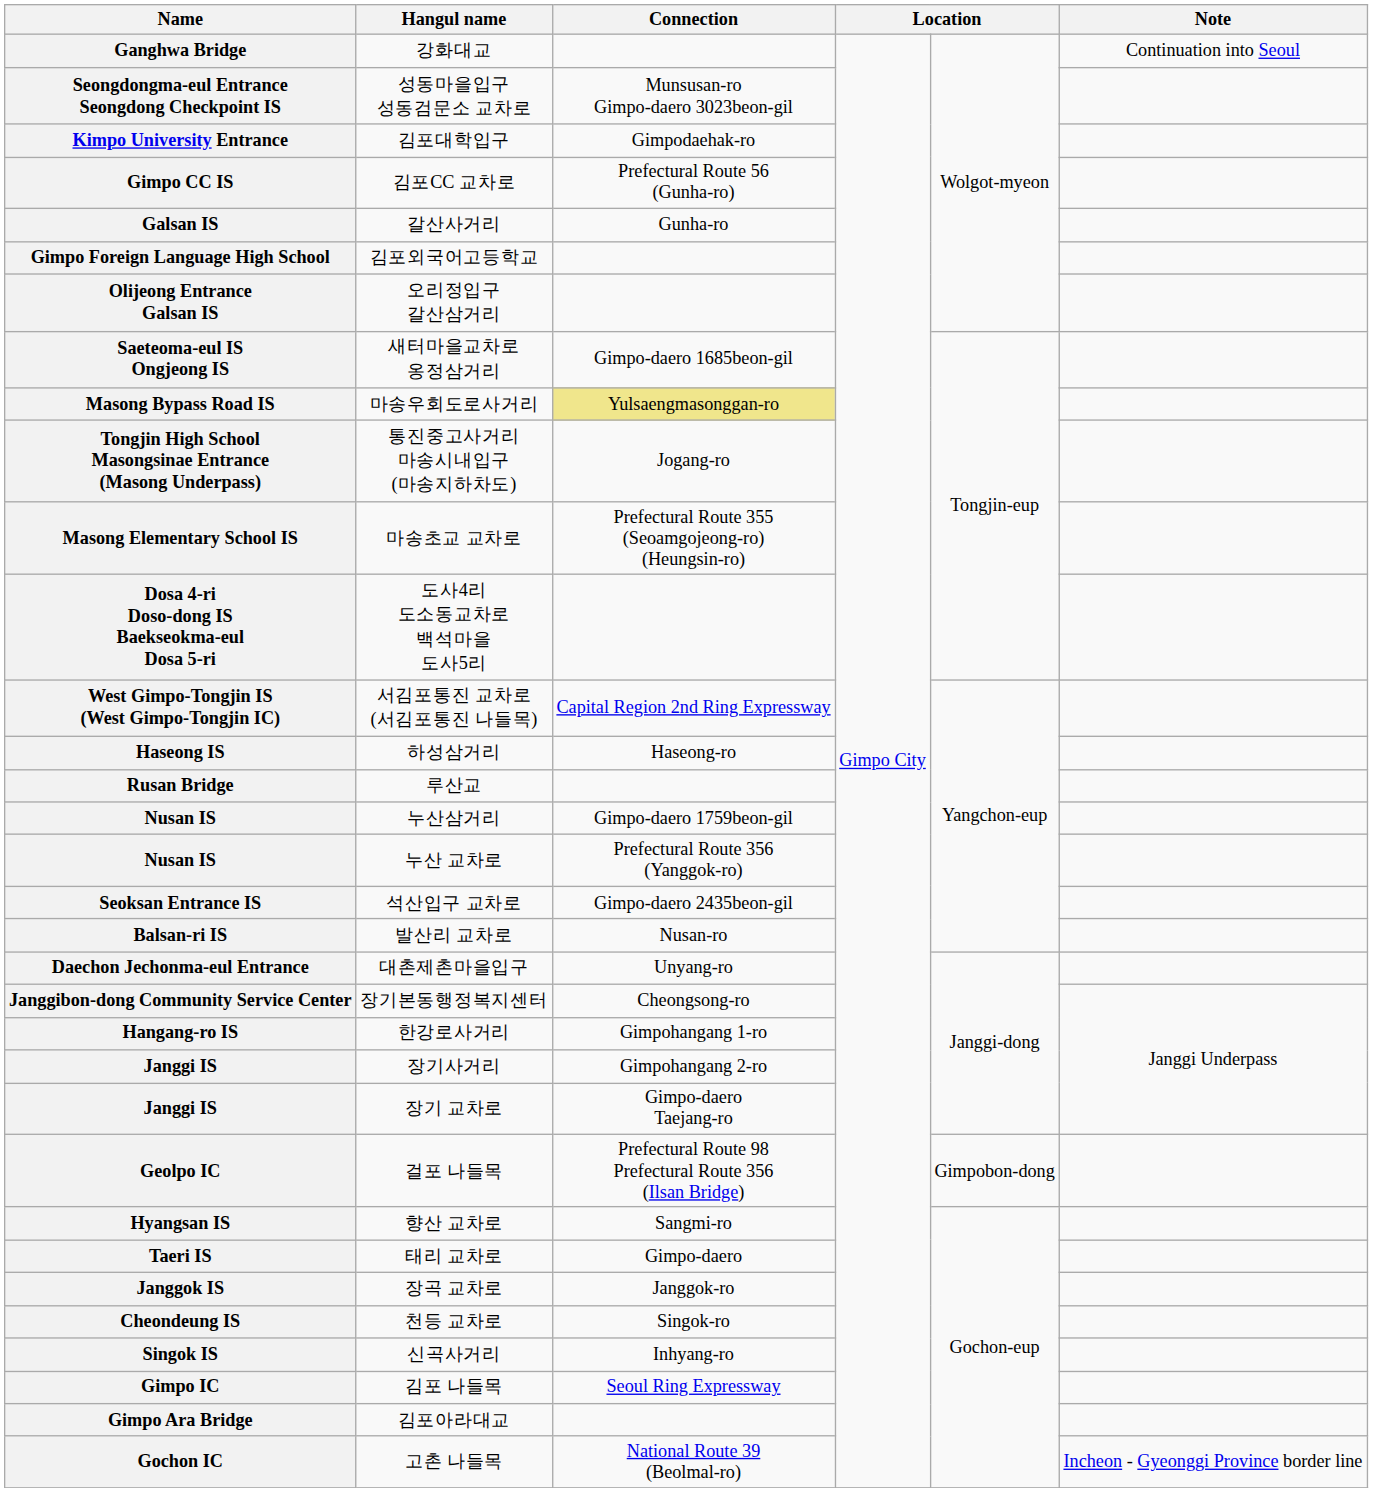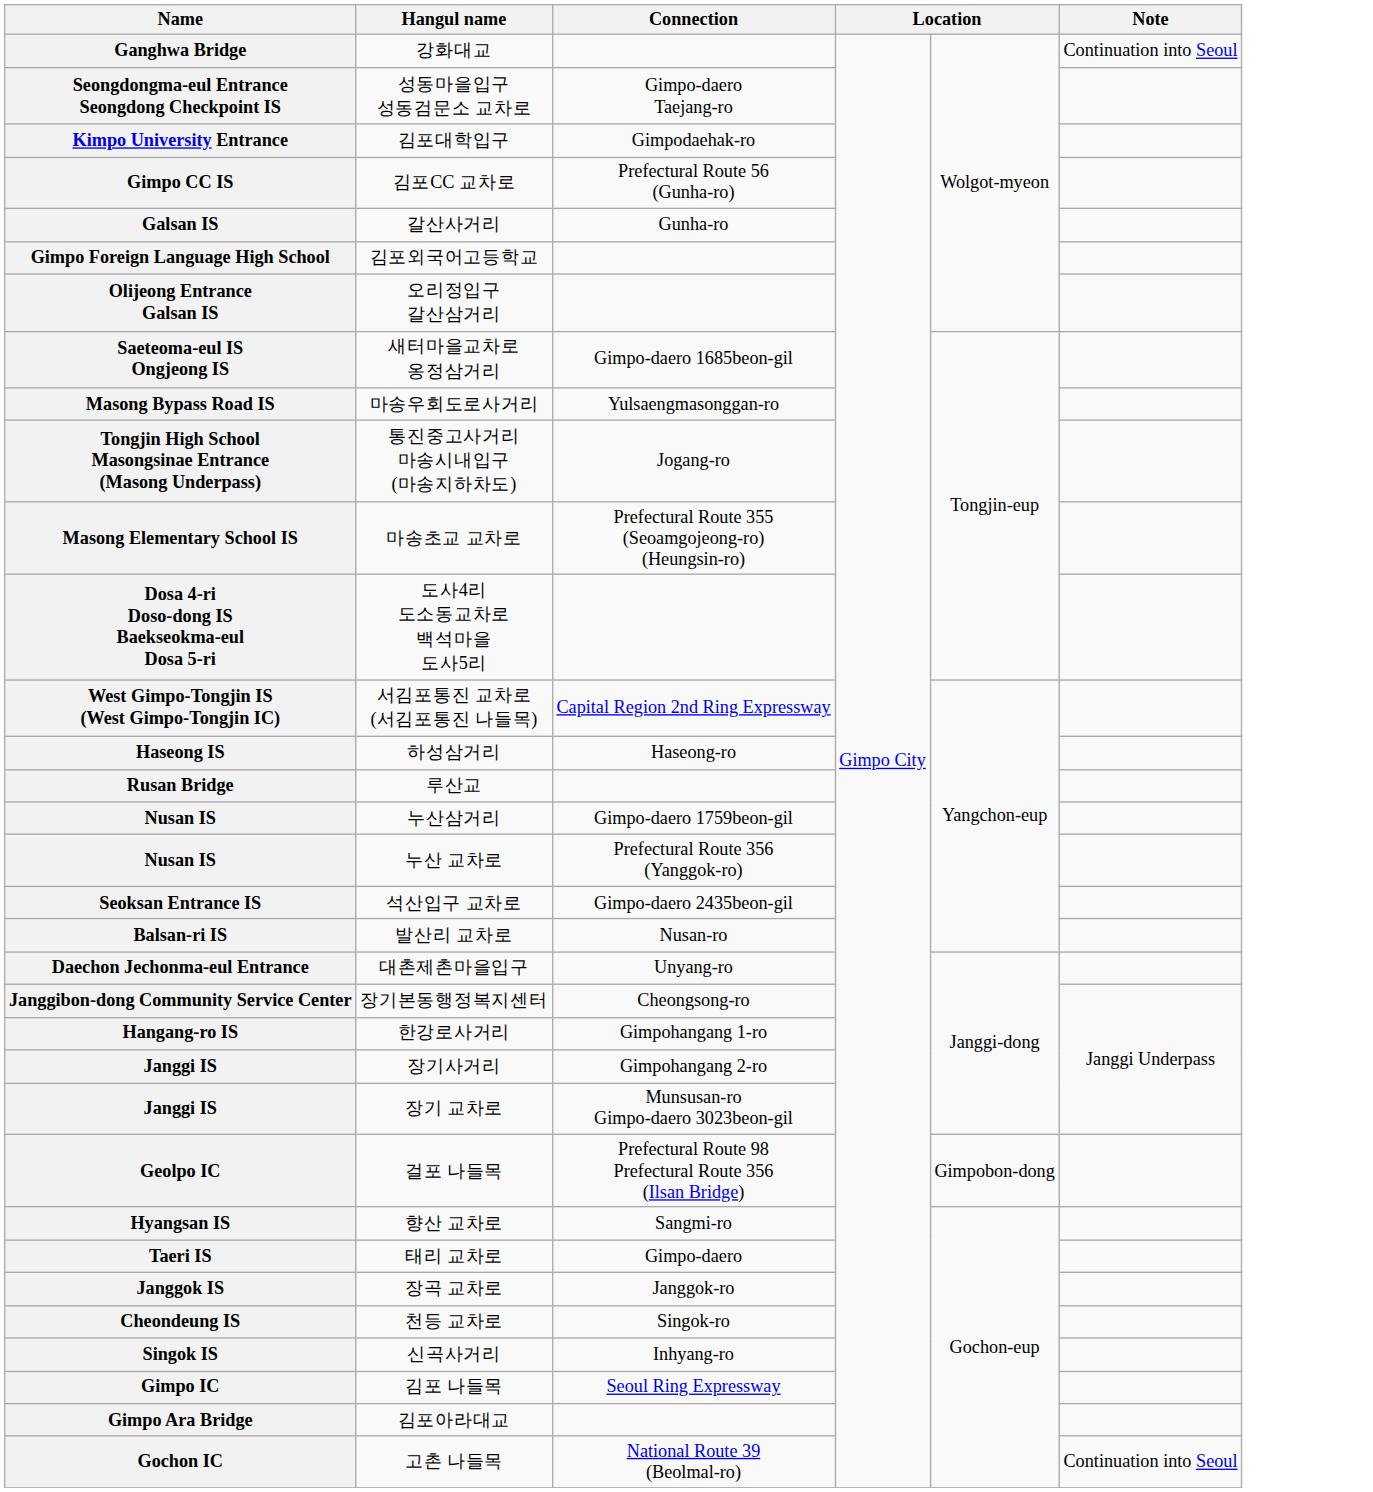(693, 95) Munsusan-ro Gimpo-daero 3023beon-gil -> (694, 95) Gimpo-daero Taejang-ro
(694, 403) khaki background -> (694, 403) no background
(694, 1107) Gimpo-daero Taejang-ro -> (693, 1107) Munsusan-ro Gimpo-daero 3023beon-gil
(1213, 1461) Incheon - Gyeonggi Province border line -> (1150, 1461) Continuation into Seoul
